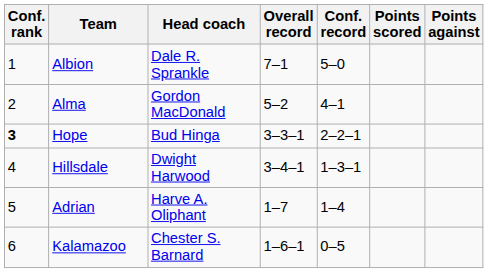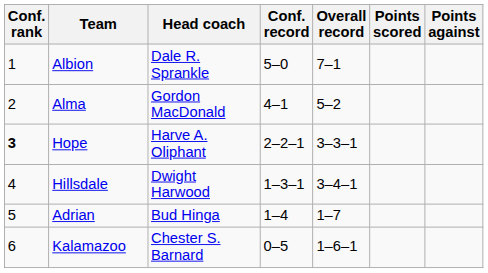columns swapped: (289, 24) <-> (343, 24)
(185, 135) Bud Hinga -> (179, 144) Harve A. Oliphant
(179, 207) Harve A. Oliphant -> (185, 215) Bud Hinga
